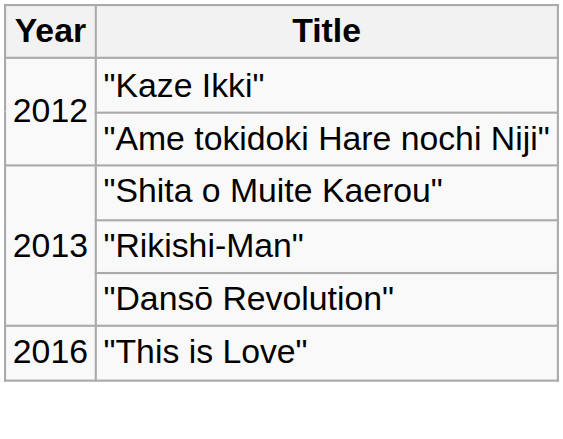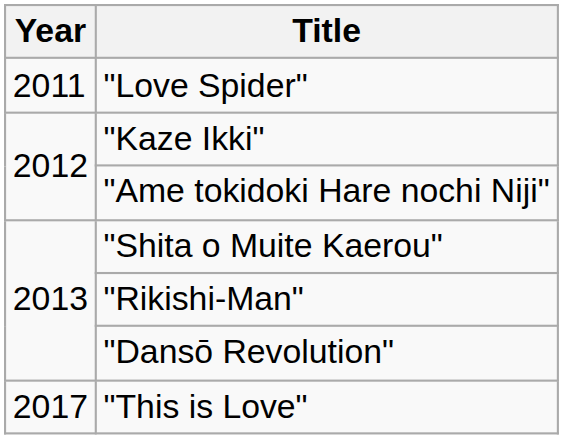+ row: (206, 84)
(50, 352) 2016 -> (50, 406) 2017
